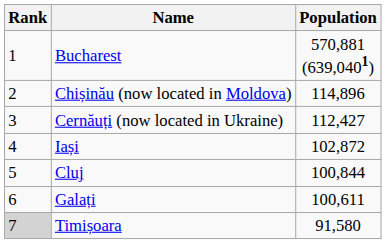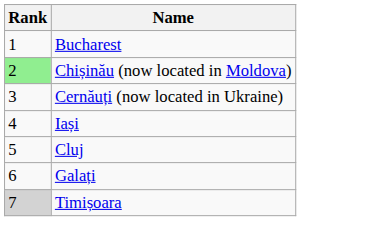- column: (338, 17)
(13, 93) no background -> (13, 70) lightgreen background
